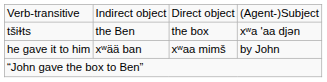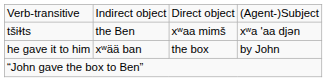(190, 31) the box -> (199, 31) xʷaa mimš
(199, 49) xʷaa mimš -> (190, 49) the box
